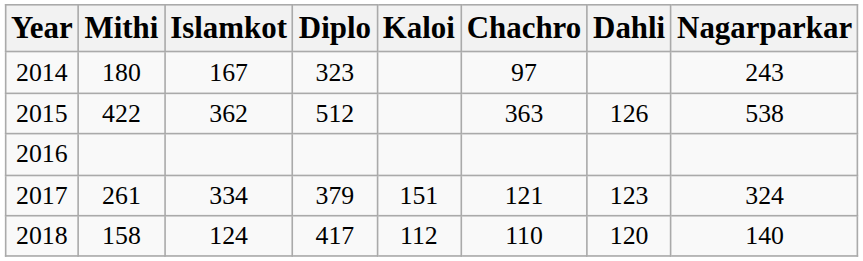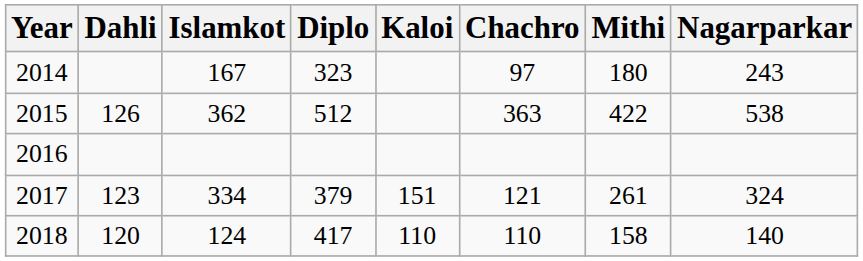columns swapped: (121, 28) <-> (629, 28)
(419, 235) 112 -> (417, 235) 110
